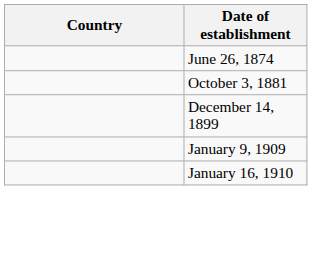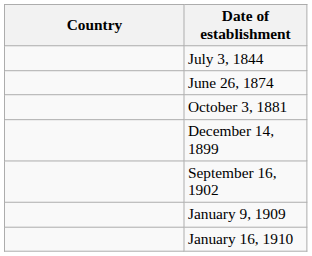+ row: (226, 58)
+ row: (232, 181)
